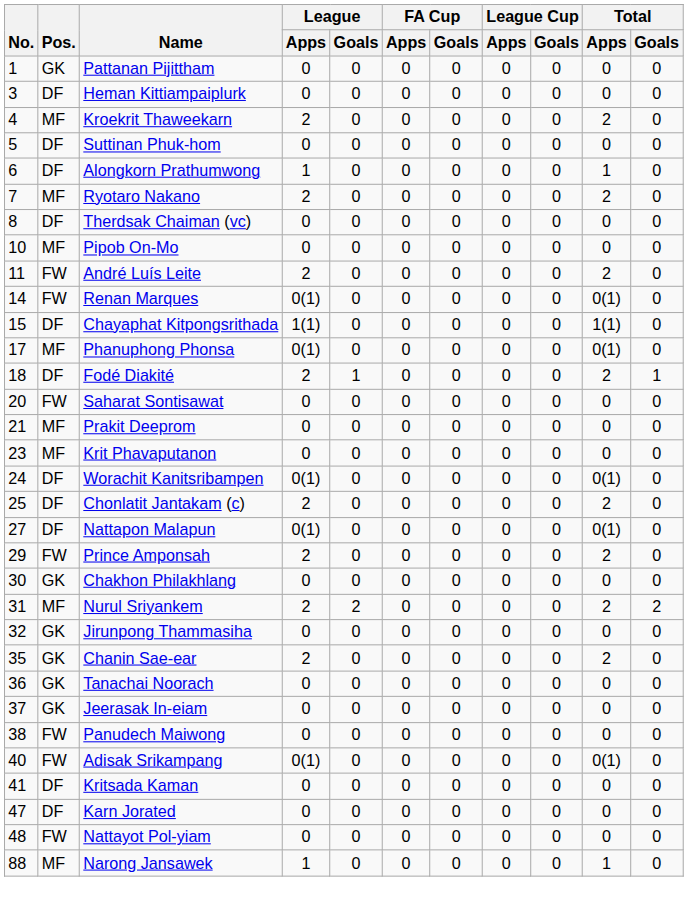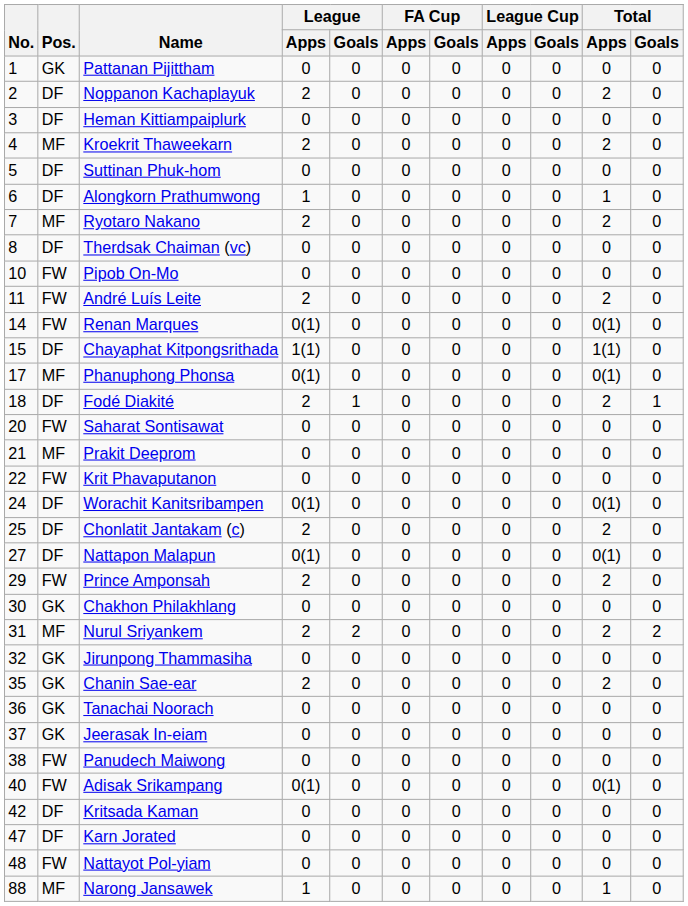+ row: (169, 94)
(53, 247) MF -> (54, 273) FW
(17, 453) 23 -> (17, 478) 22
(53, 453) MF -> (54, 478) FW
(17, 786) 41 -> (17, 811) 42
